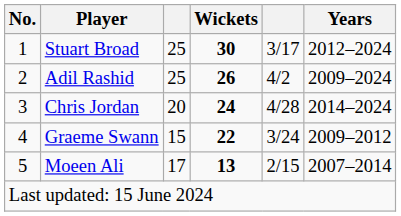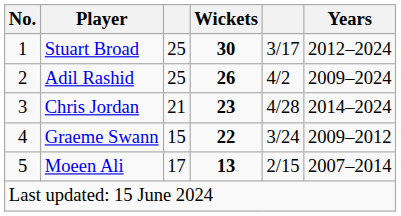(176, 107) 20 -> (176, 107) 21
(226, 107) 24 -> (226, 107) 23
